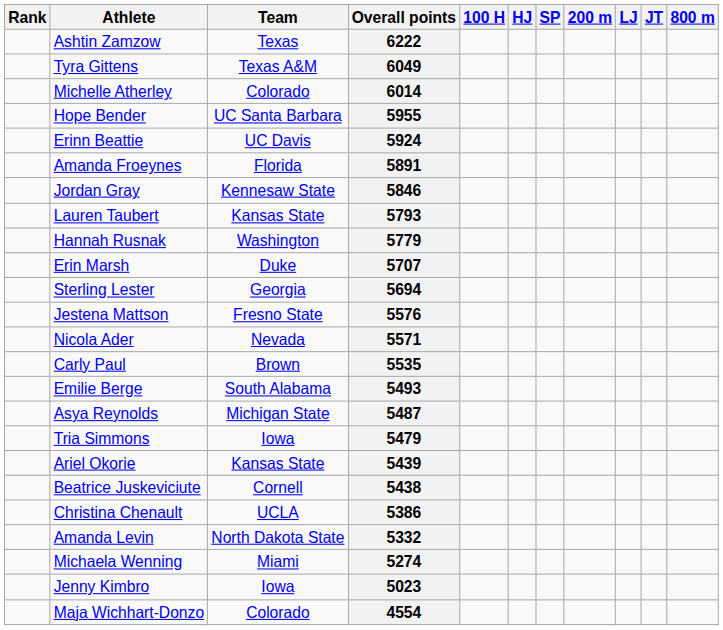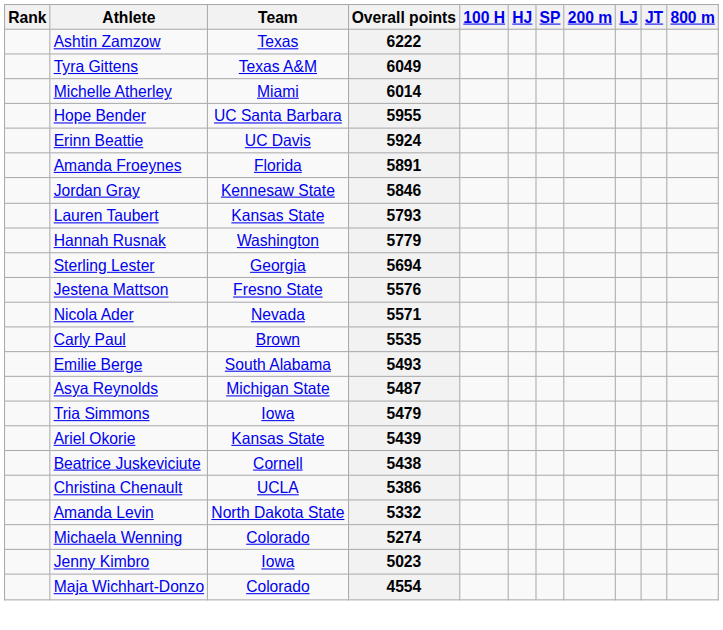(278, 91) Colorado -> (278, 91) Miami
- row: (404, 265)
(278, 562) Miami -> (278, 538) Colorado
